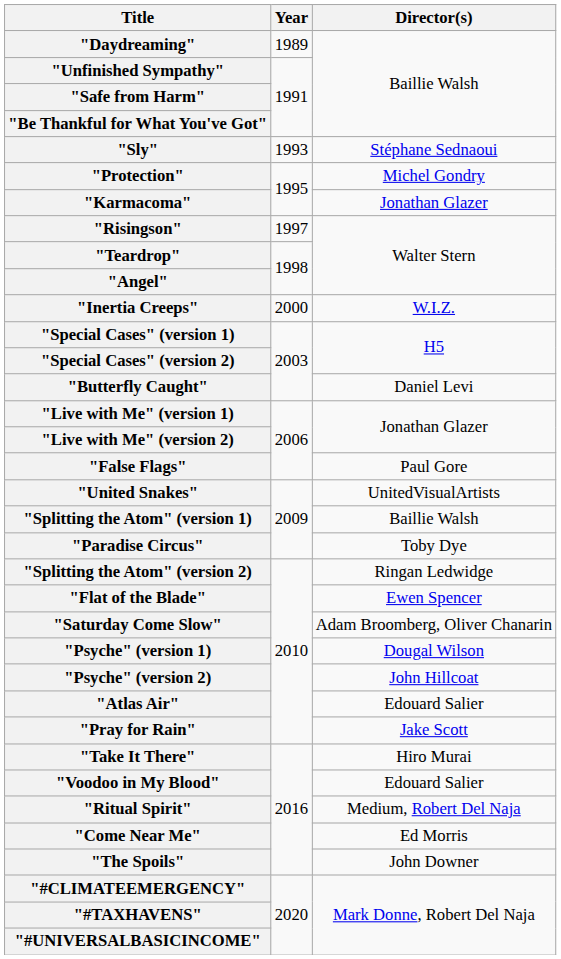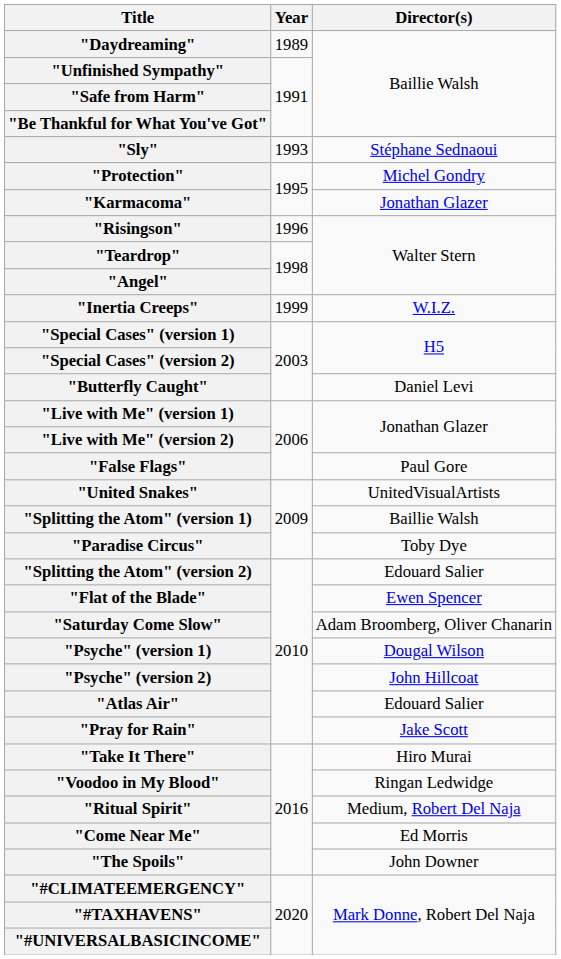(291, 228) 1997 -> (291, 228) 1996
(291, 307) 2000 -> (291, 307) 1999
(434, 571) Ringan Ledwidge -> (434, 571) Edouard Salier
(434, 783) Edouard Salier -> (434, 783) Ringan Ledwidge
